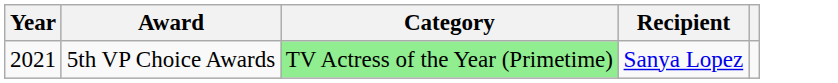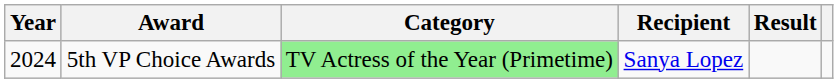+ column: (785, 22)
(33, 59) 2021 -> (33, 59) 2024
